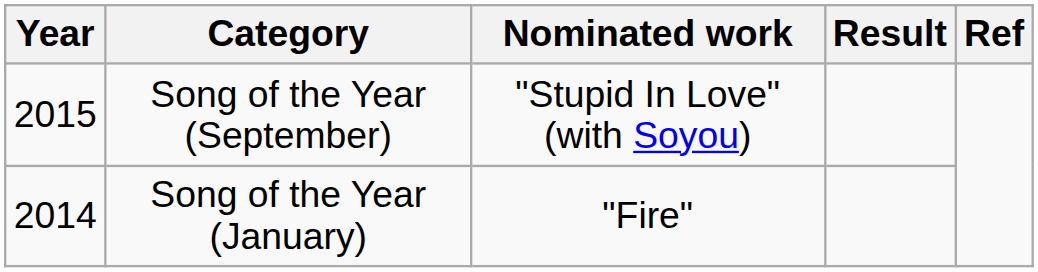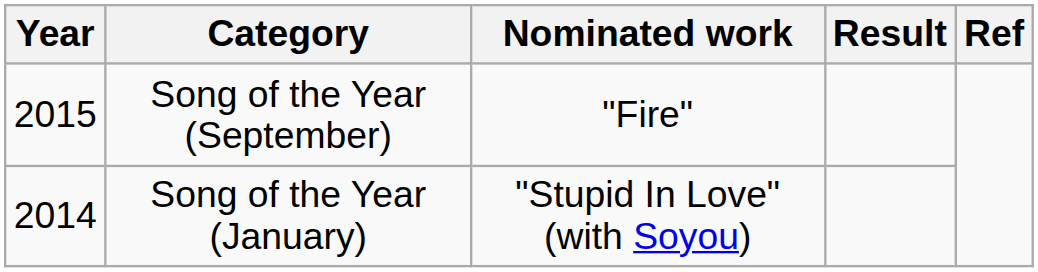(648, 114) "Stupid In Love" (with Soyou) -> (648, 114) "Fire"
(648, 215) "Fire" -> (648, 215) "Stupid In Love" (with Soyou)
